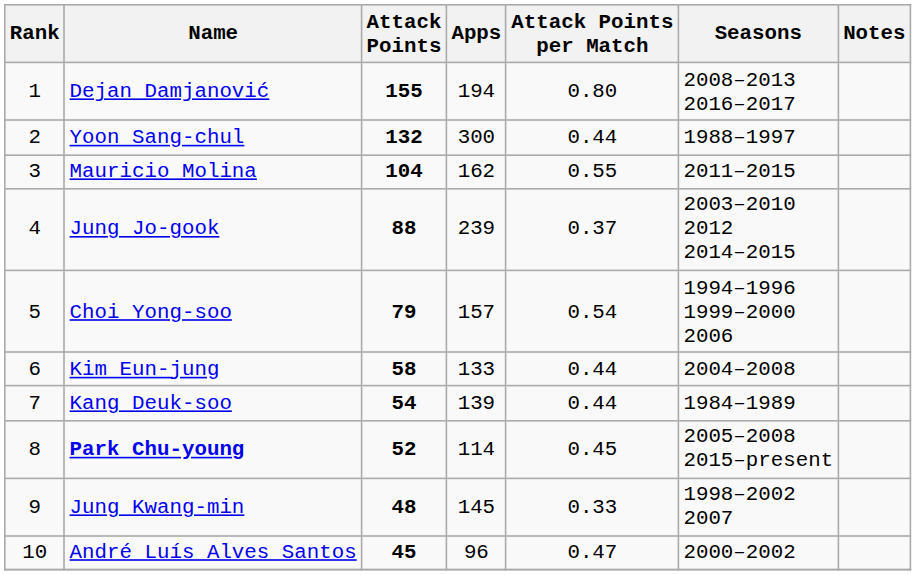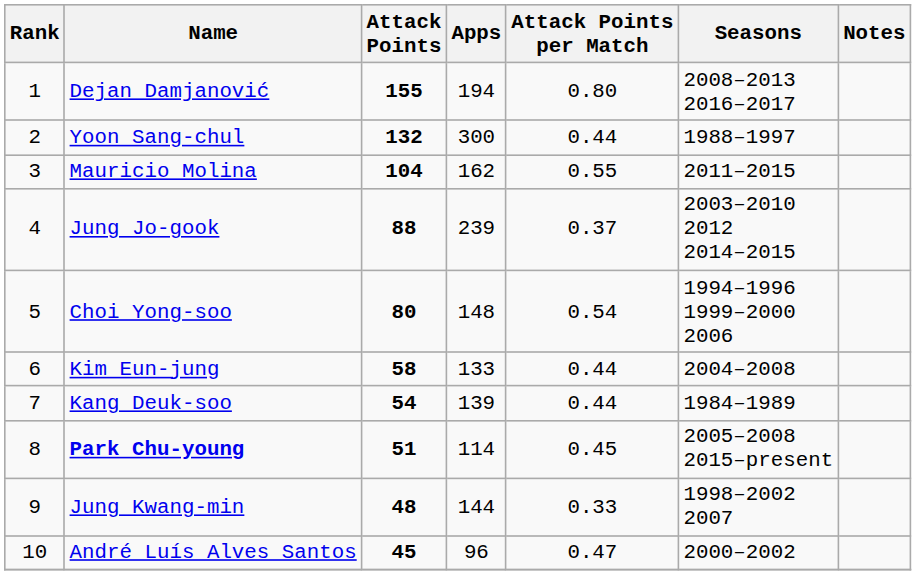(404, 311) 79 -> (404, 311) 80
(476, 311) 157 -> (476, 311) 148
(404, 449) 52 -> (404, 449) 51
(476, 507) 145 -> (476, 507) 144
